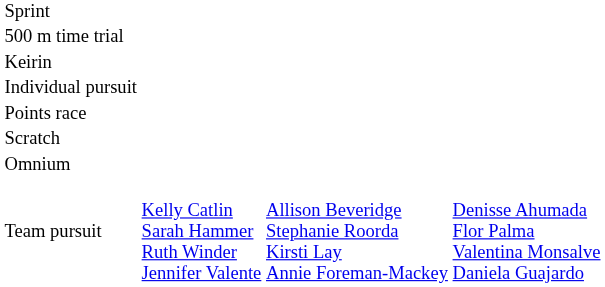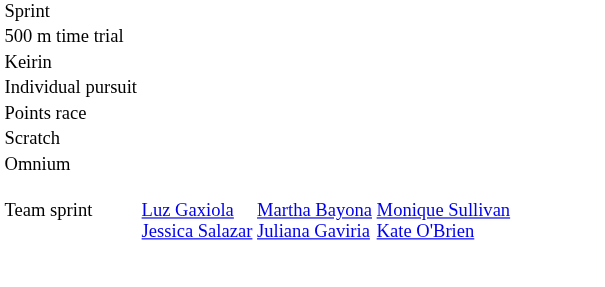+ row: (48, 210)
- row: (53, 231)
